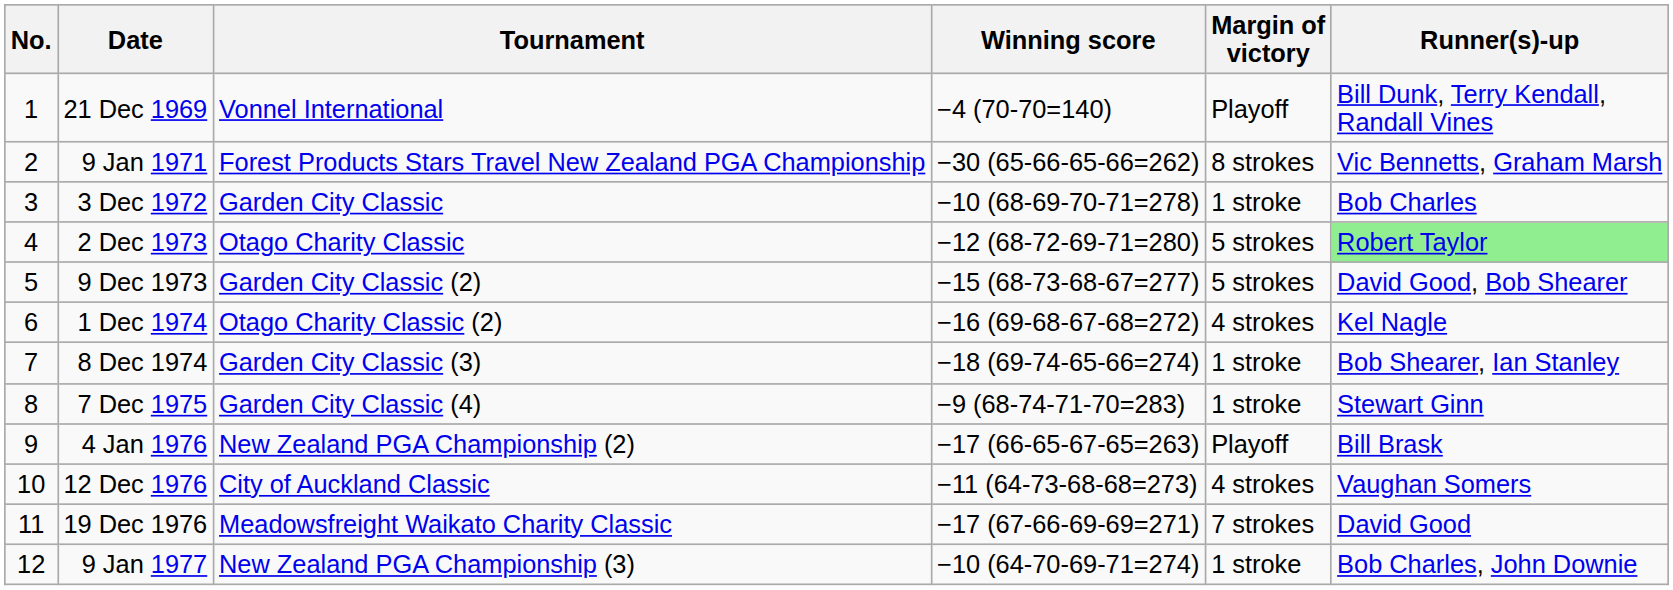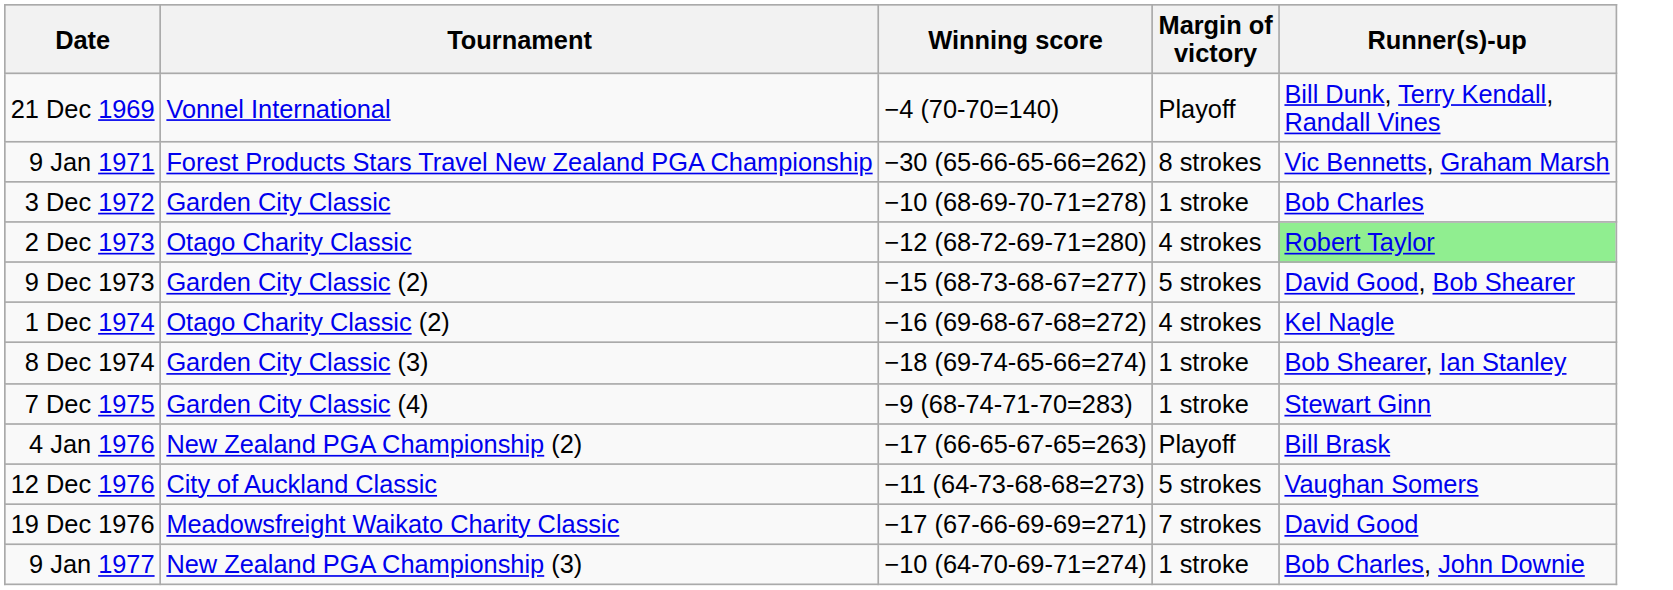- column: (31, 39)
(1263, 243) 5 strokes -> (1210, 243) 4 strokes
(1263, 484) 4 strokes -> (1210, 484) 5 strokes
